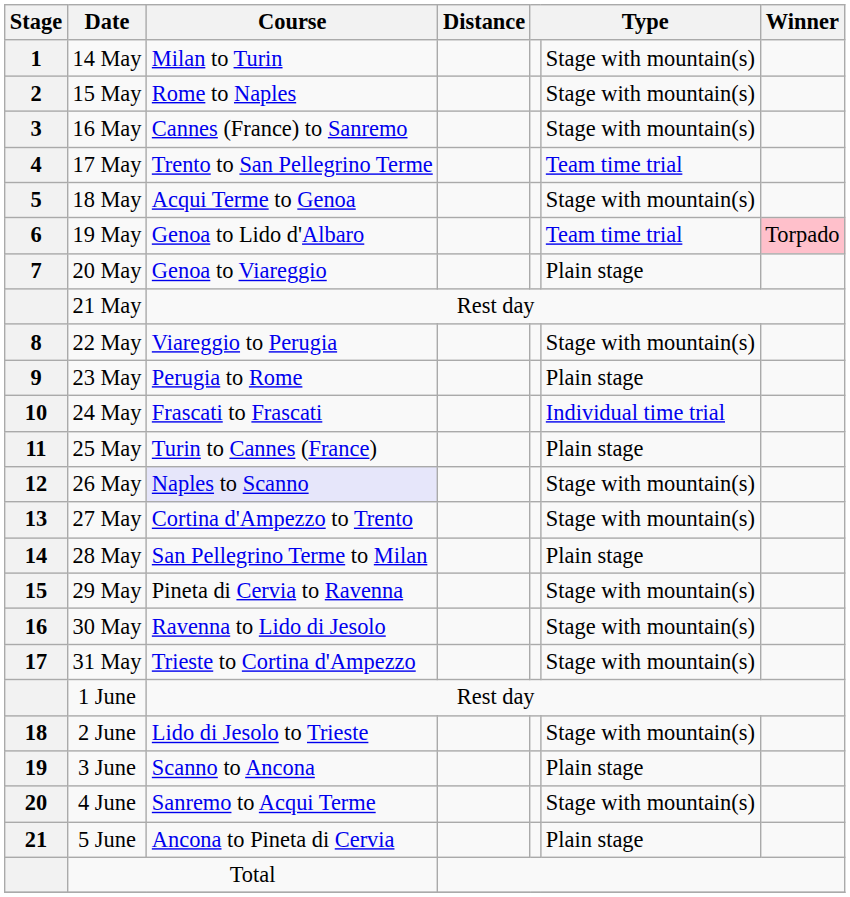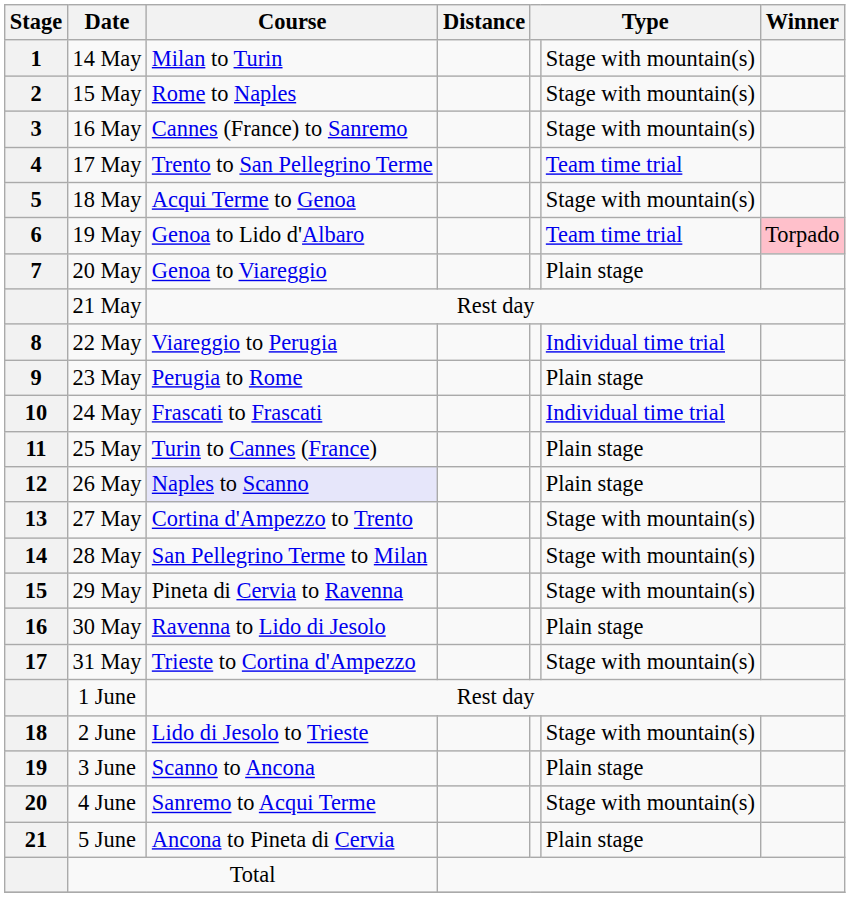(650, 341) Stage with mountain(s) -> (635, 341) Individual time trial
(650, 484) Stage with mountain(s) -> (595, 484) Plain stage
(595, 555) Plain stage -> (650, 555) Stage with mountain(s)
(650, 626) Stage with mountain(s) -> (595, 626) Plain stage
